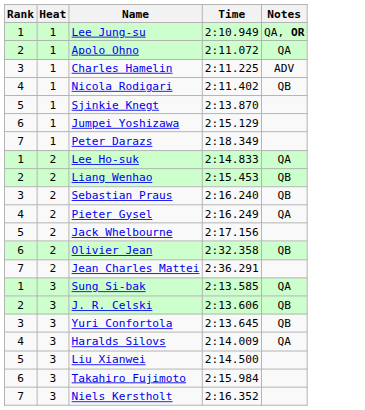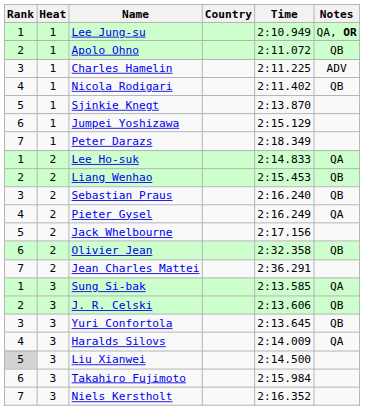+ column: (228, 14)
(284, 50) QA -> (337, 50) QB
(21, 360) no background -> (21, 360) lightgrey background
